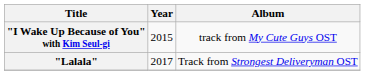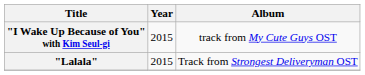(162, 61) 2017 -> (162, 61) 2015
